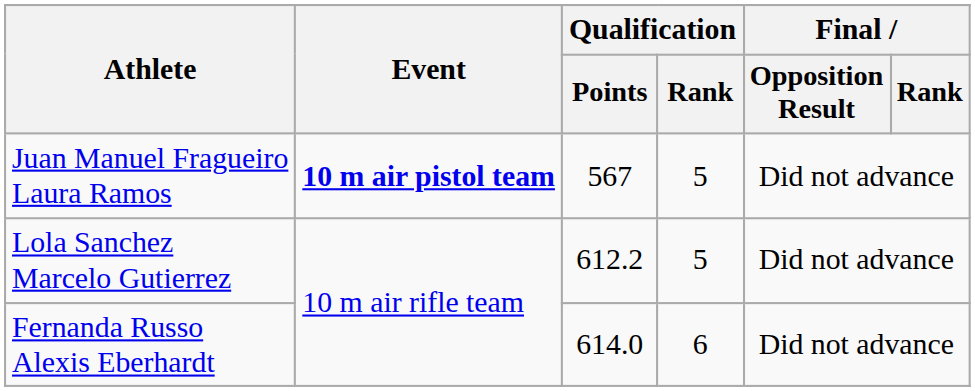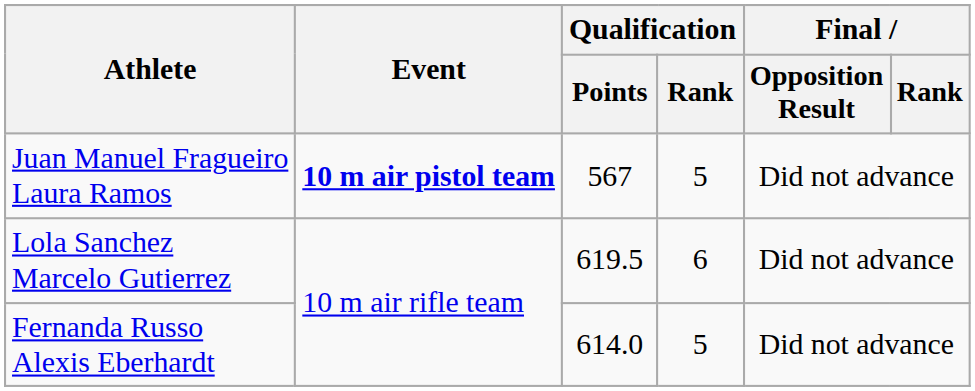(610, 260) 612.2 -> (610, 260) 619.5
(700, 260) 5 -> (700, 260) 6
(700, 344) 6 -> (700, 344) 5
